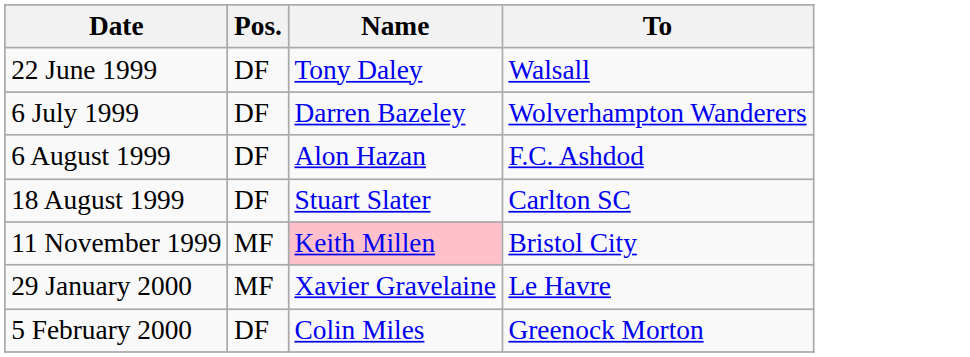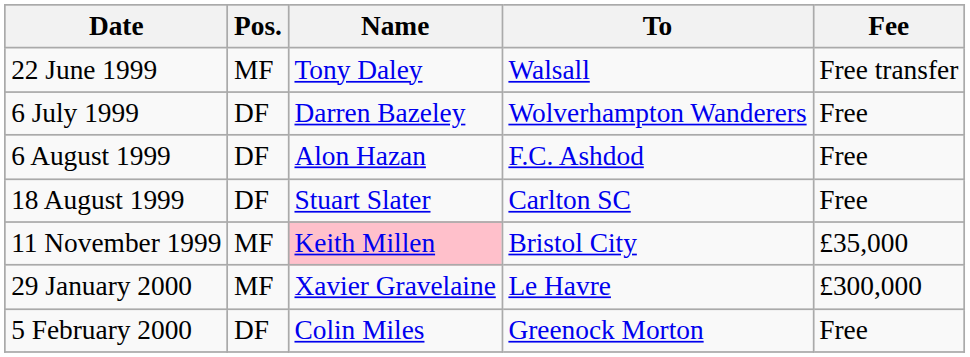+ column: (889, 26)
(251, 69) DF -> (254, 69) MF
